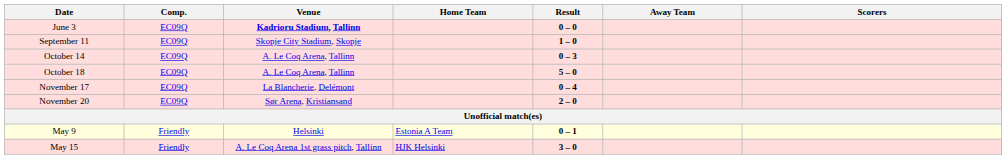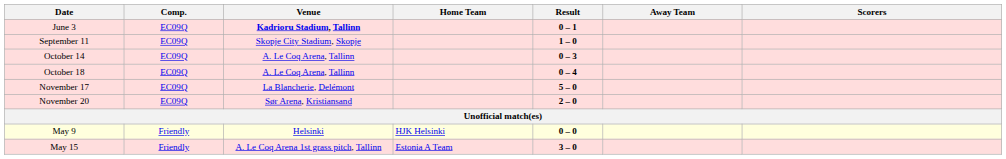(568, 27) 0 – 0 -> (568, 27) 0 – 1
(568, 72) 5 – 0 -> (568, 72) 0 – 4
(568, 87) 0 – 4 -> (568, 87) 5 – 0
(424, 132) Estonia A Team -> (420, 132) HJK Helsinki
(568, 132) 0 – 1 -> (568, 132) 0 – 0
(420, 147) HJK Helsinki -> (424, 147) Estonia A Team
